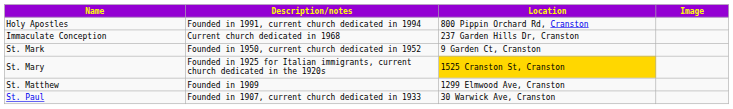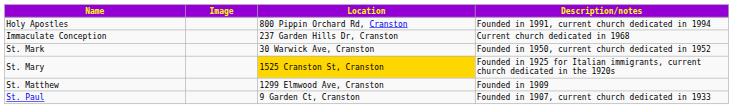columns swapped: (692, 11) <-> (312, 11)
(491, 50) 9 Garden Ct, Cranston -> (317, 50) 30 Warwick Ave, Cranston
(498, 97) 30 Warwick Ave, Cranston -> (310, 97) 9 Garden Ct, Cranston
